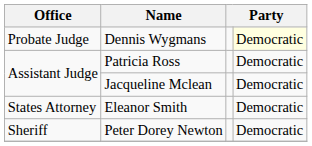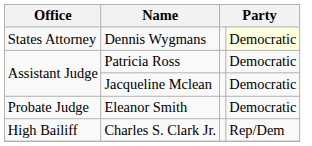(48, 38) Probate Judge -> (52, 38) States Attorney
(52, 107) States Attorney -> (48, 107) Probate Judge
- row: (164, 130)
+ row: (160, 130)
